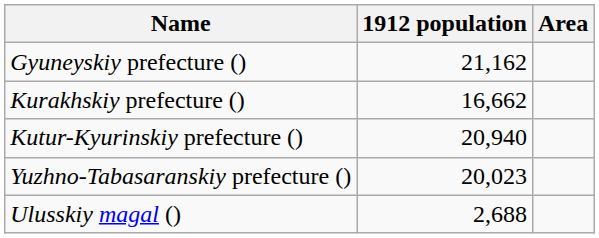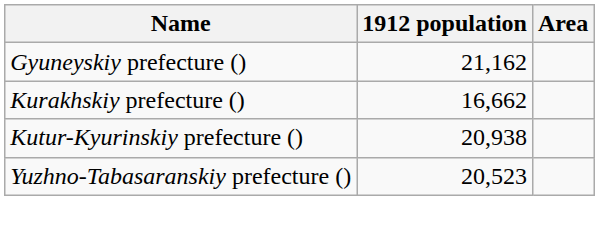(494, 137) 20,940 -> (494, 137) 20,938
(494, 175) 20,023 -> (494, 175) 20,523
- row: (96, 213)
